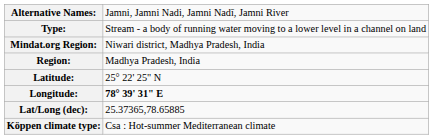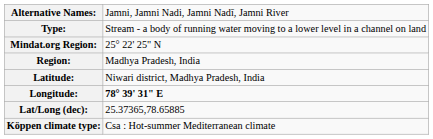(185, 45) Niwari district, Madhya Pradesh, India -> (133, 45) 25° 22' 25" N
(133, 77) 25° 22' 25" N -> (185, 77) Niwari district, Madhya Pradesh, India
